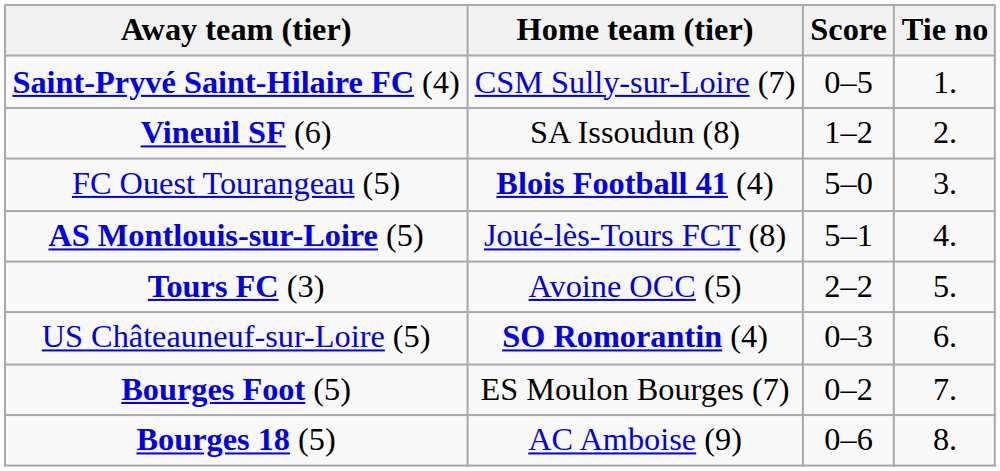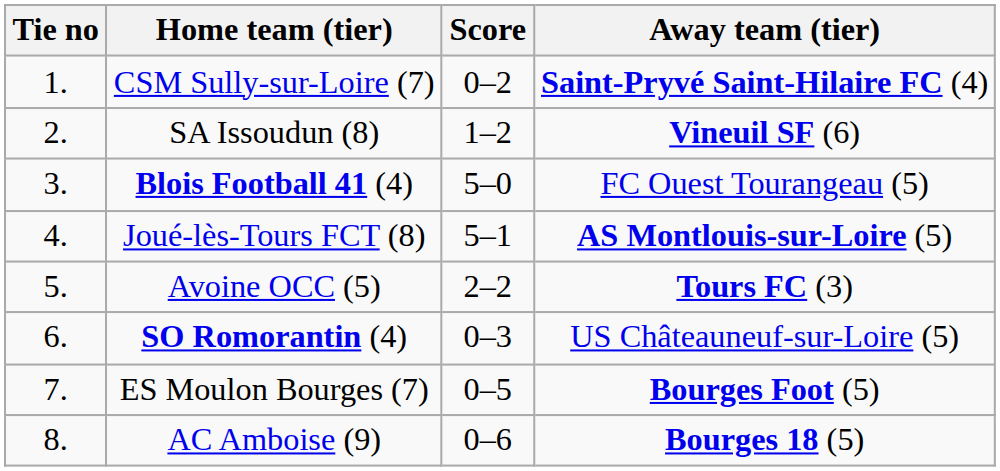columns swapped: (945, 30) <-> (236, 30)
(849, 81) 0–5 -> (488, 81) 0–2
(849, 388) 0–2 -> (488, 388) 0–5
